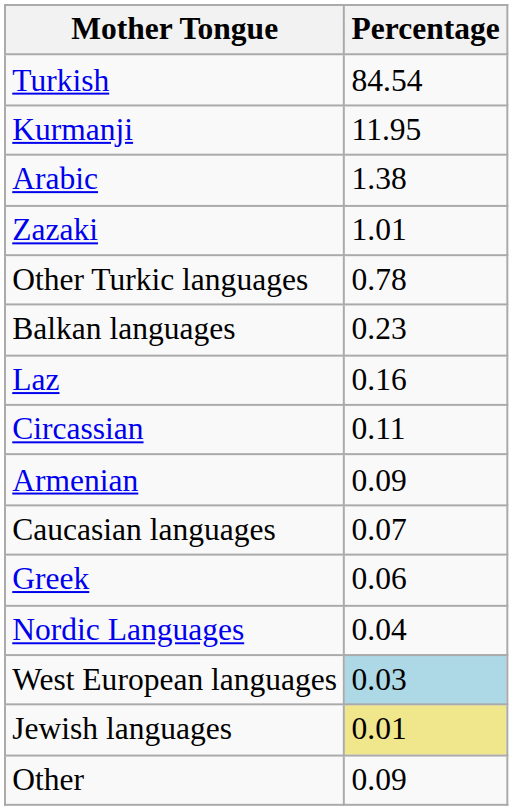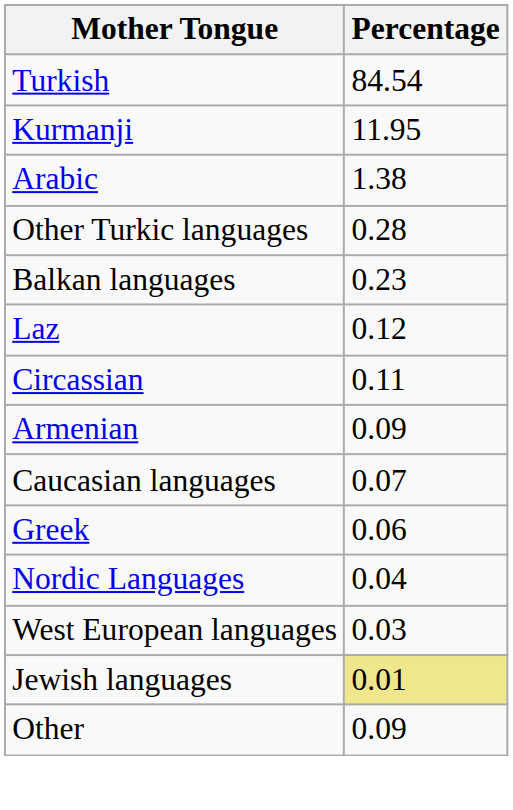- row: (55, 229)
(379, 279) 0.78 -> (379, 229) 0.28
(379, 379) 0.16 -> (379, 329) 0.12
(379, 679) lightblue background -> (379, 629) no background
